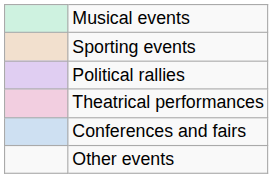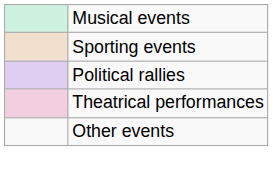- row: (159, 131)
